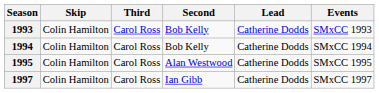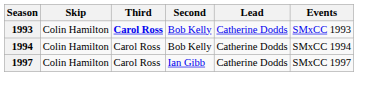(137, 29) normal -> (138, 29) bold
- row: (22, 63)
